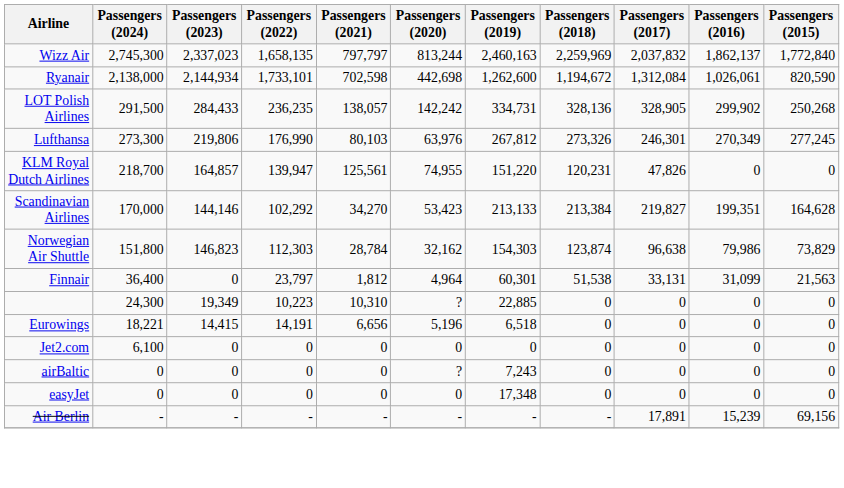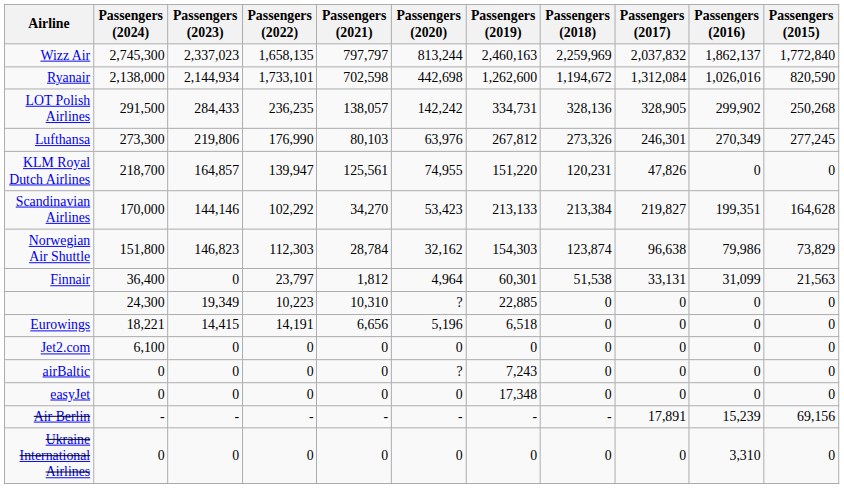(733, 78) 1,026,061 -> (733, 78) 1,026,016
+ row: (55, 456)
